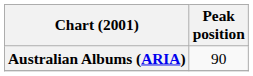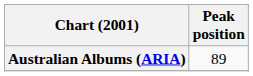(219, 58) 90 -> (219, 58) 89
